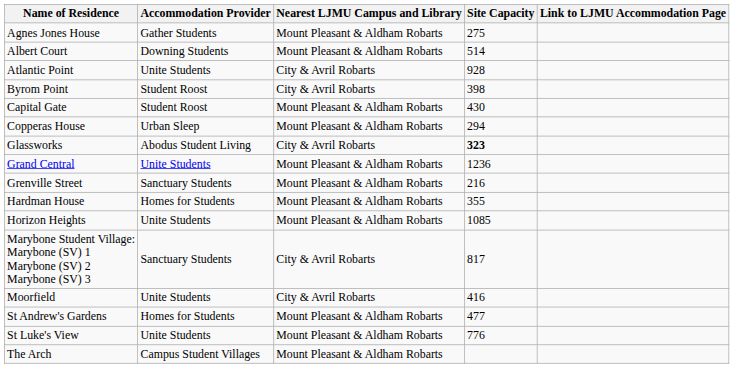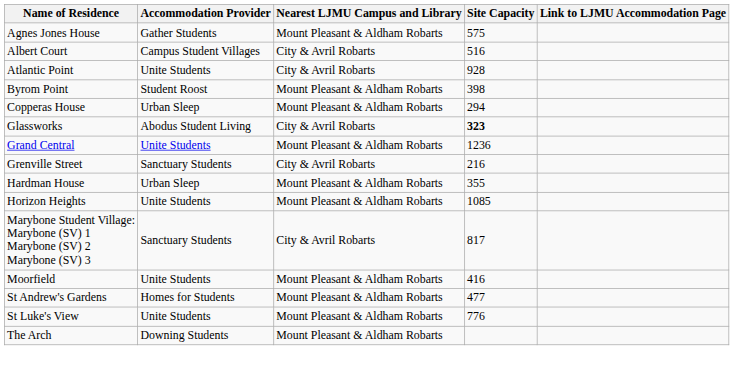(476, 32) 275 -> (476, 32) 575
(184, 51) Downing Students -> (200, 51) Campus Student Villages
(360, 51) Mount Pleasant & Aldham Robarts -> (326, 51) City & Avril Robarts
(476, 51) 514 -> (476, 51) 516
(326, 88) City & Avril Robarts -> (360, 88) Mount Pleasant & Aldham Robarts
- row: (37, 107)
(360, 182) Mount Pleasant & Aldham Robarts -> (326, 164) City & Avril Robarts
(188, 201) Homes for Students -> (170, 182) Urban Sleep
(326, 297) City & Avril Robarts -> (360, 279) Mount Pleasant & Aldham Robarts
(200, 354) Campus Student Villages -> (184, 335) Downing Students
